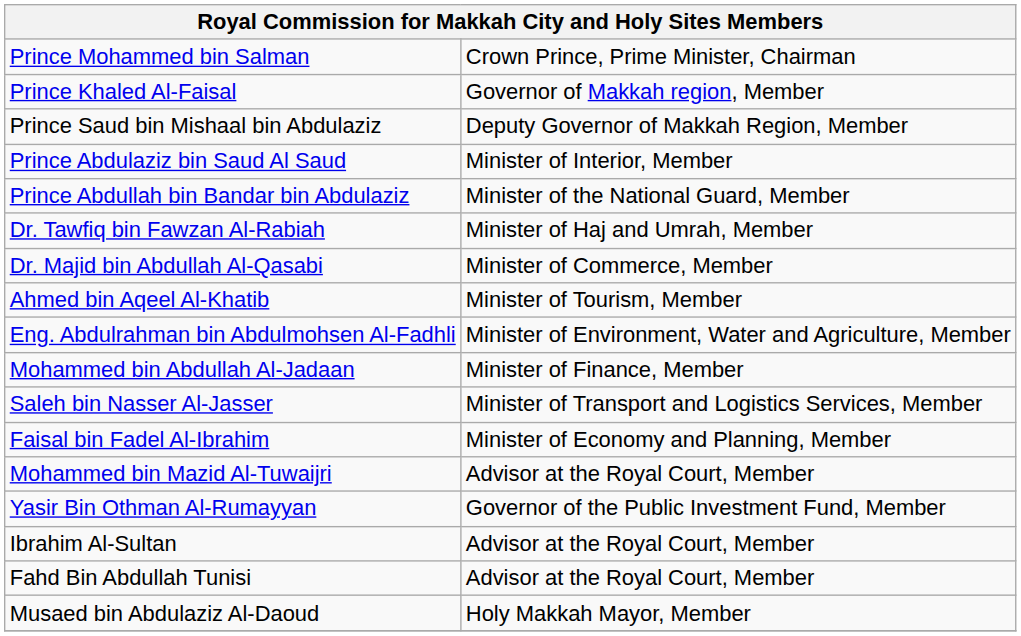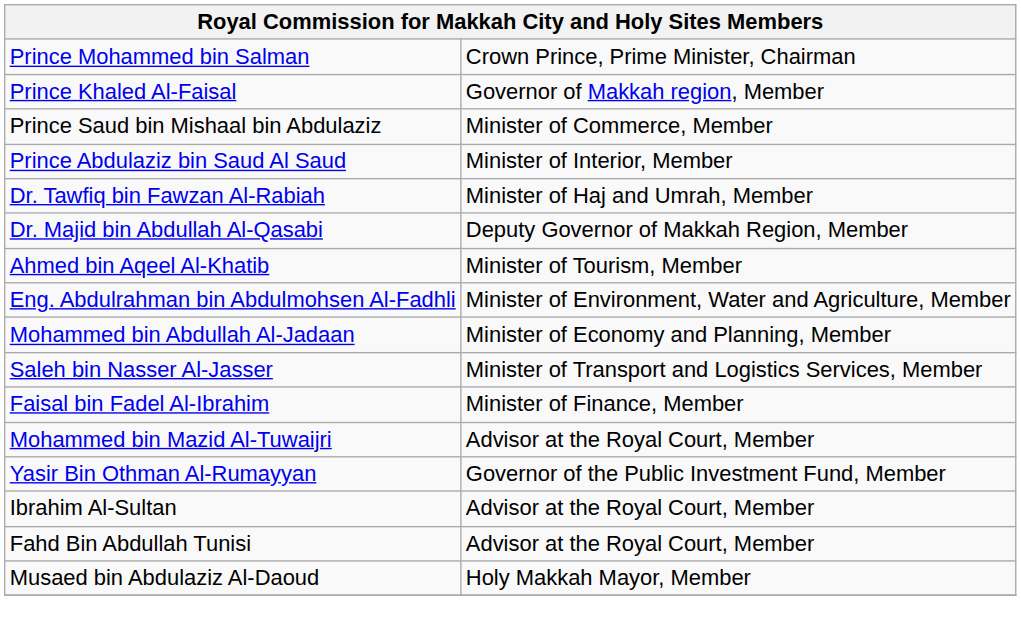(687, 126) Deputy Governor of Makkah Region, Member -> (619, 126) Minister of Commerce, Member
- row: (210, 195)
(619, 265) Minister of Commerce, Member -> (687, 230) Deputy Governor of Makkah Region, Member
(605, 369) Minister of Finance, Member -> (678, 334) Minister of Economy and Planning, Member
(678, 439) Minister of Economy and Planning, Member -> (605, 404) Minister of Finance, Member
